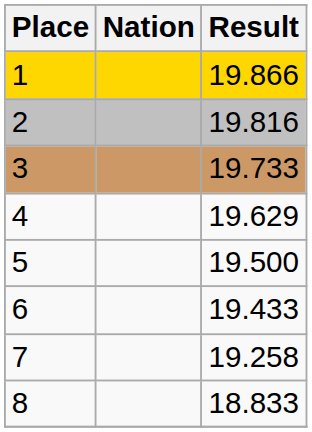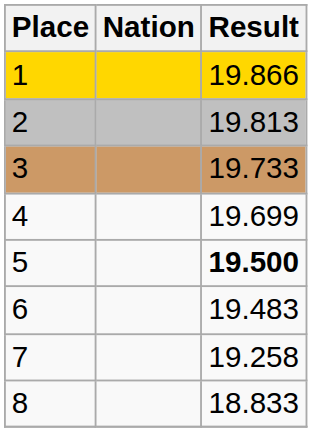(254, 121) 19.816 -> (254, 121) 19.813
(254, 215) 19.629 -> (254, 215) 19.699
(254, 262) normal -> (254, 262) bold
(254, 309) 19.433 -> (254, 309) 19.483
